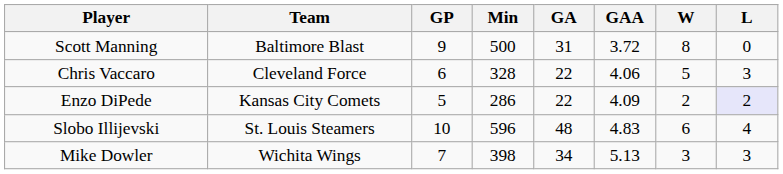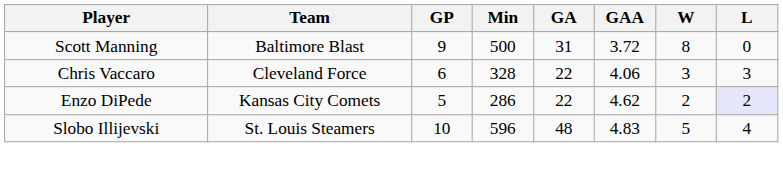(686, 73) 5 -> (686, 73) 3
(625, 100) 4.09 -> (625, 100) 4.62
(686, 127) 6 -> (686, 127) 5
- row: (106, 155)
